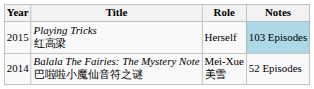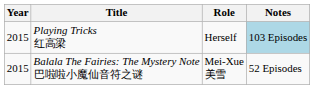(18, 69) 2014 -> (18, 69) 2015
